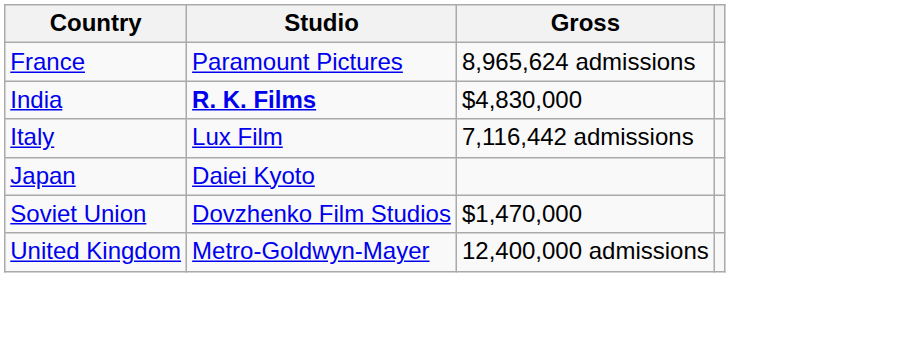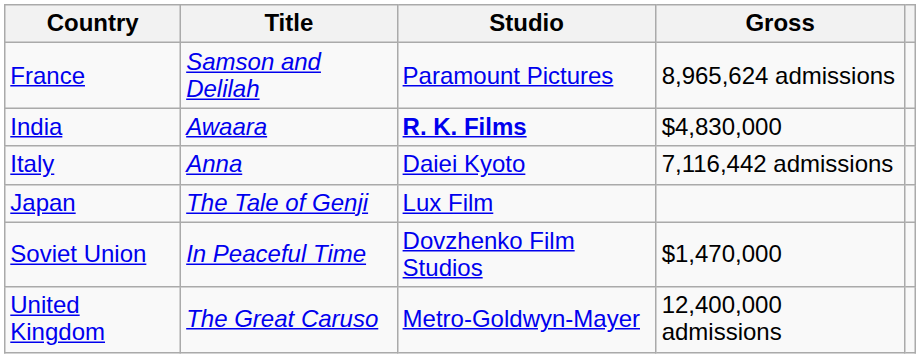+ column: (289, 23)
(237, 137) Lux Film -> (464, 164) Daiei Kyoto
(253, 175) Daiei Kyoto -> (448, 202) Lux Film
